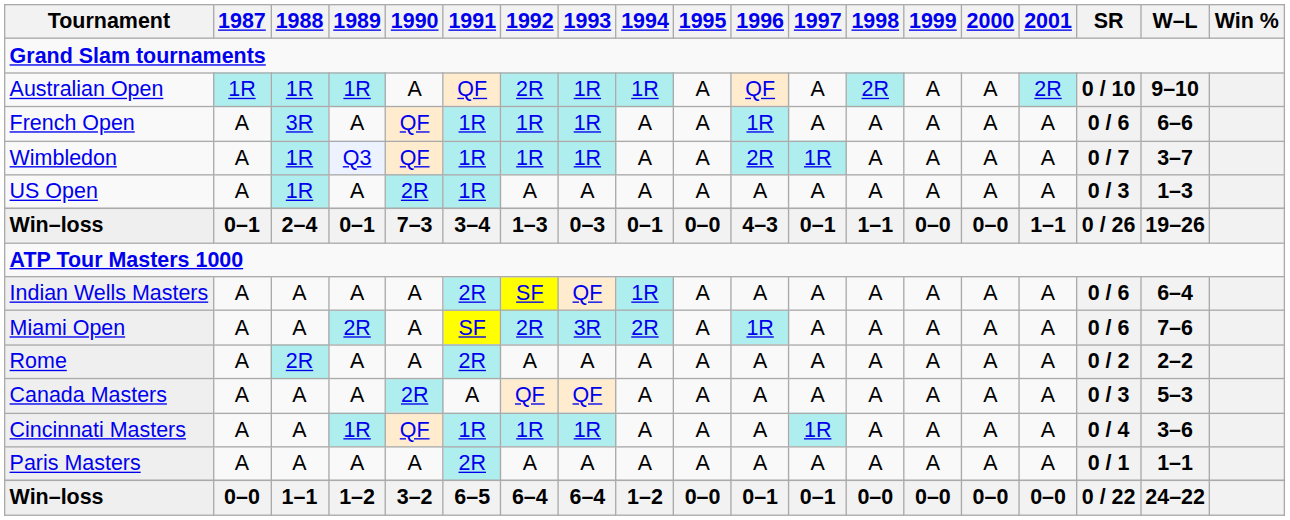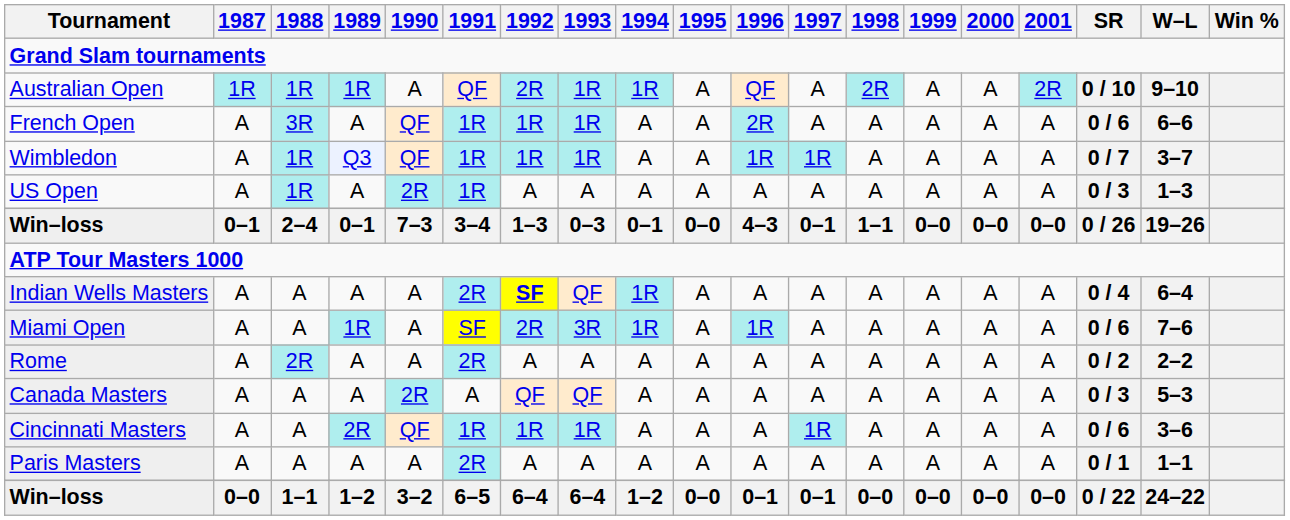(760, 123) 1R -> (760, 123) 2R
(760, 157) 2R -> (760, 157) 1R
(1048, 225) 1–1 -> (1048, 225) 0–0
(530, 293) normal -> (530, 293) bold
(1109, 293) 0 / 6 -> (1109, 293) 0 / 4
(357, 327) 2R -> (357, 327) 1R
(645, 327) 2R -> (645, 327) 1R
(357, 429) 1R -> (357, 429) 2R
(1109, 429) 0 / 4 -> (1109, 429) 0 / 6
